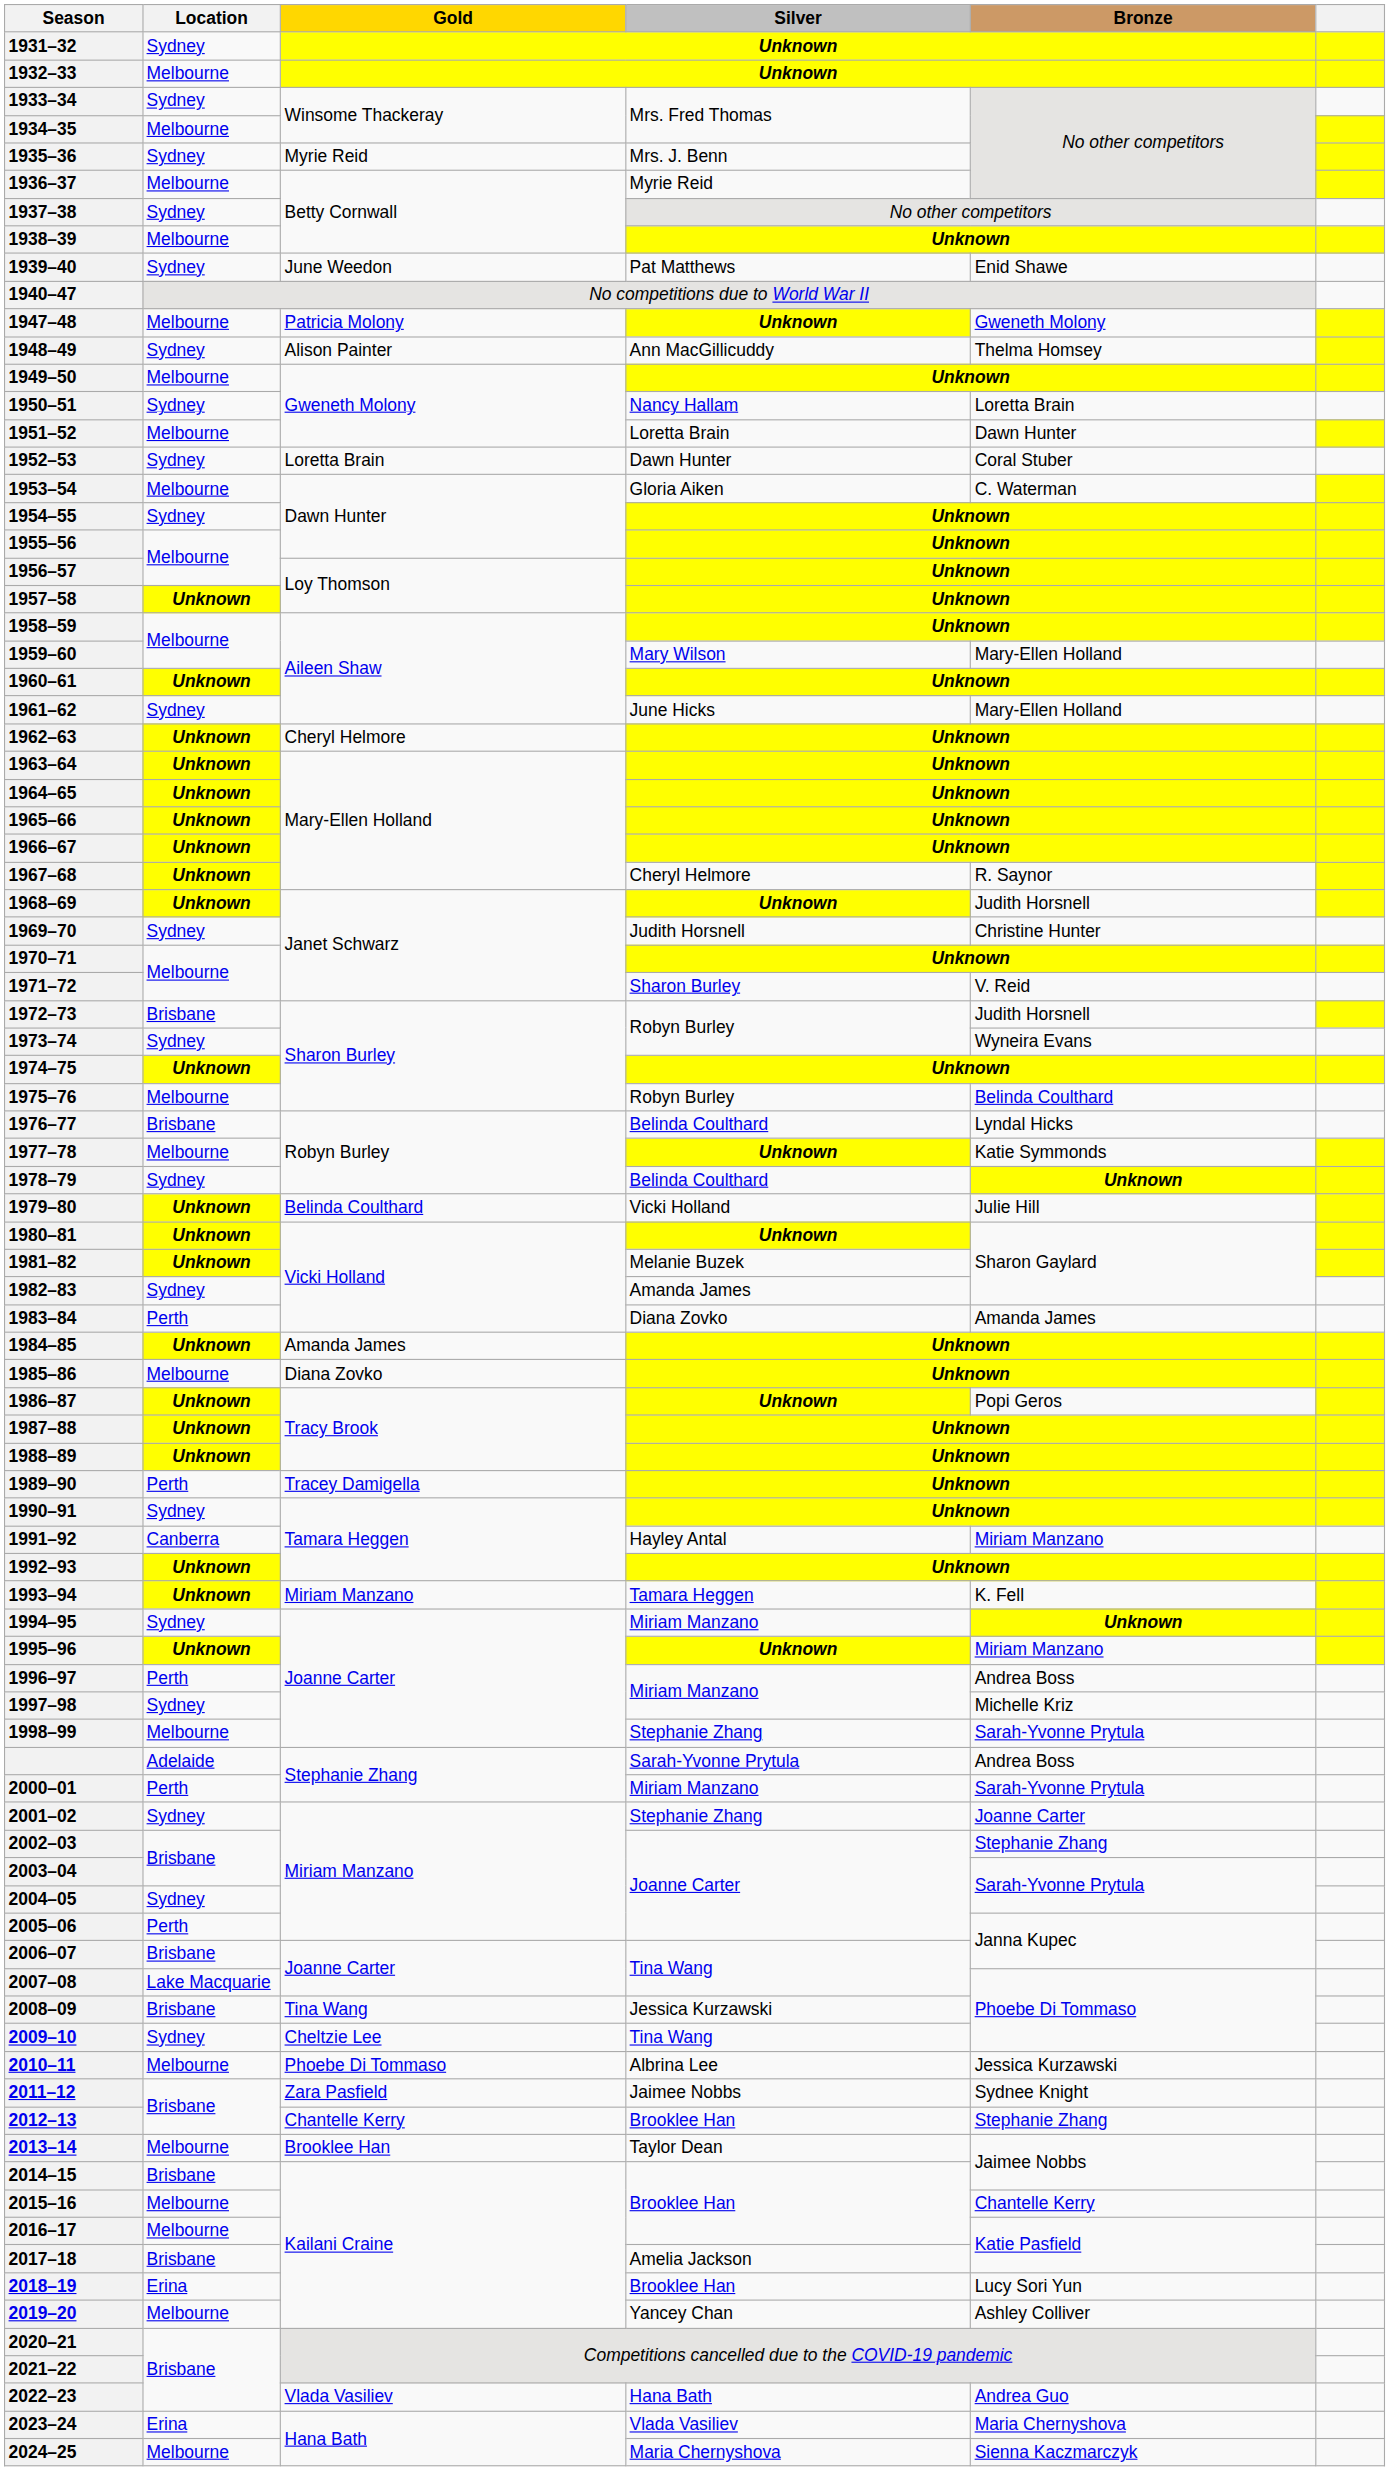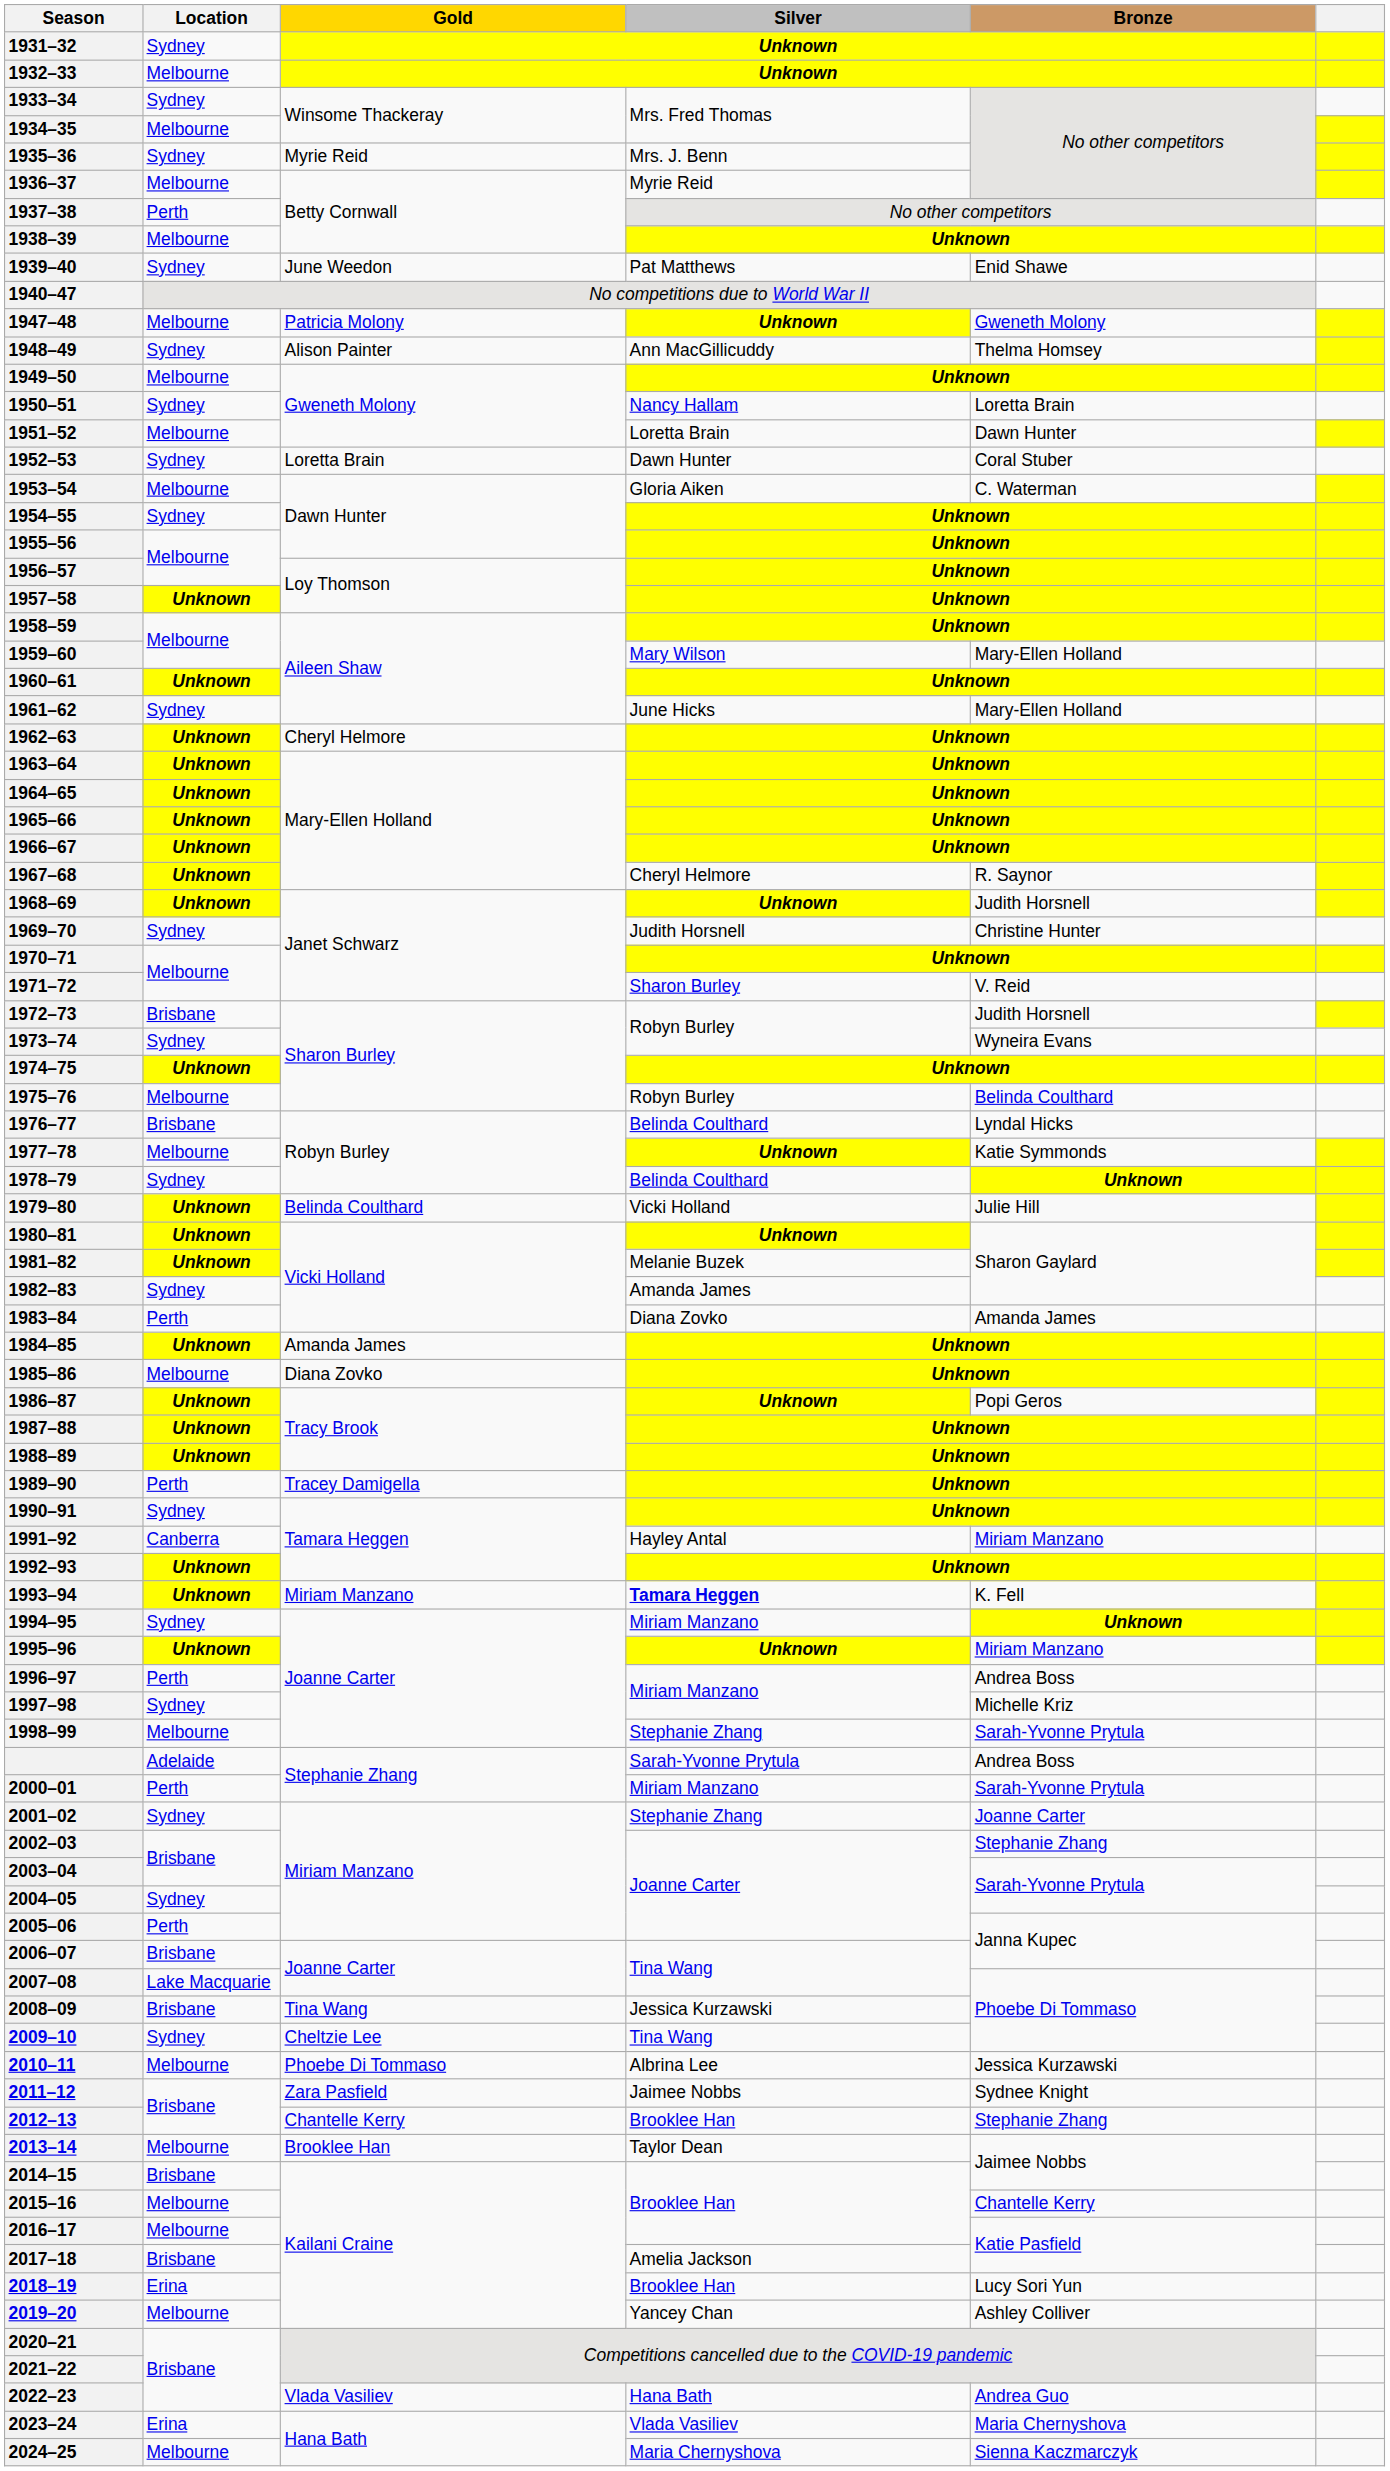(176, 211) Sydney -> (167, 211) Perth
(692, 1594) normal -> (694, 1594) bold
